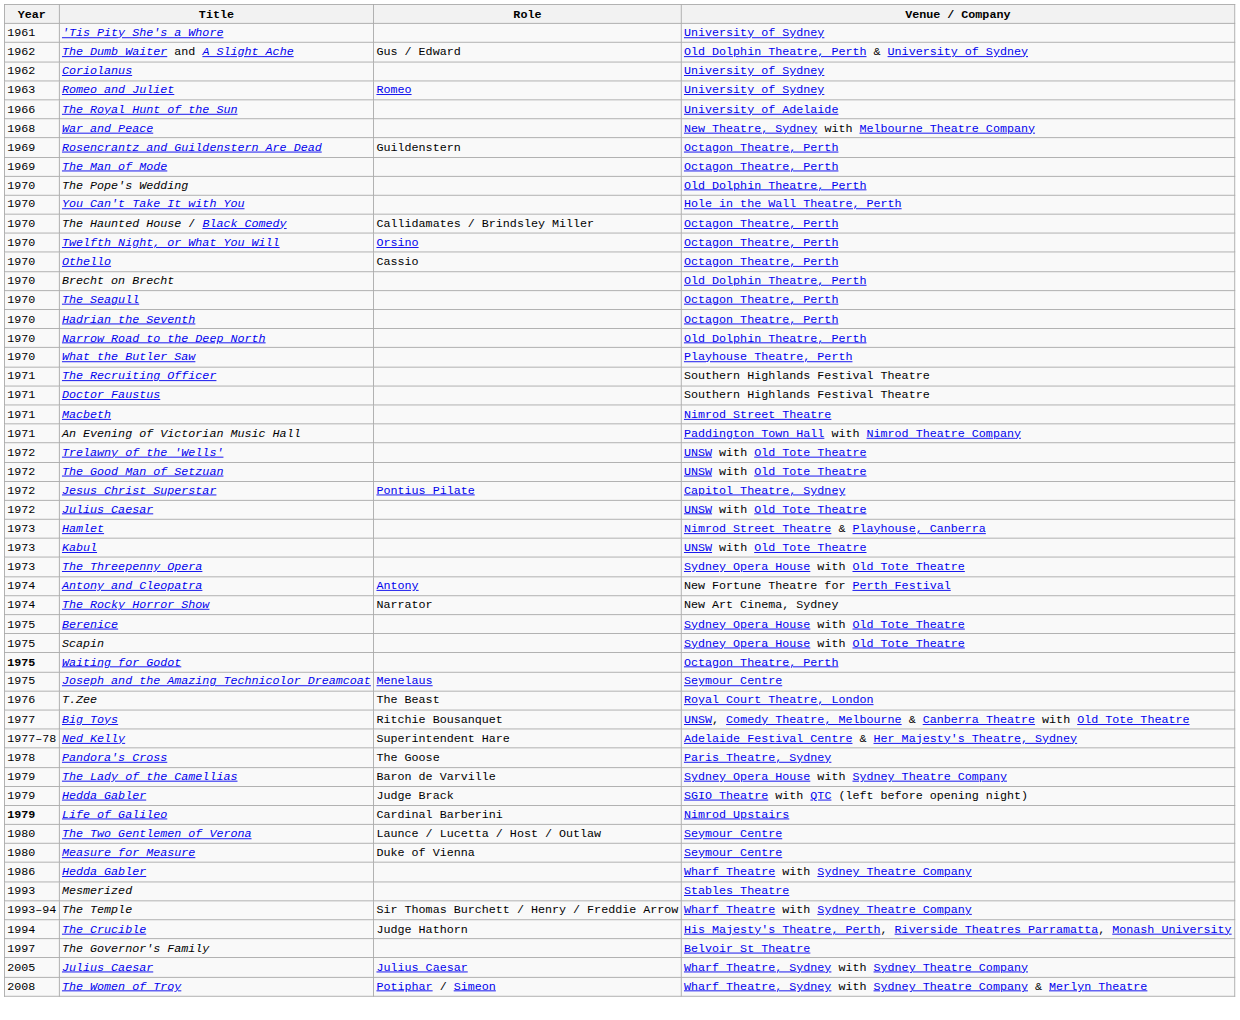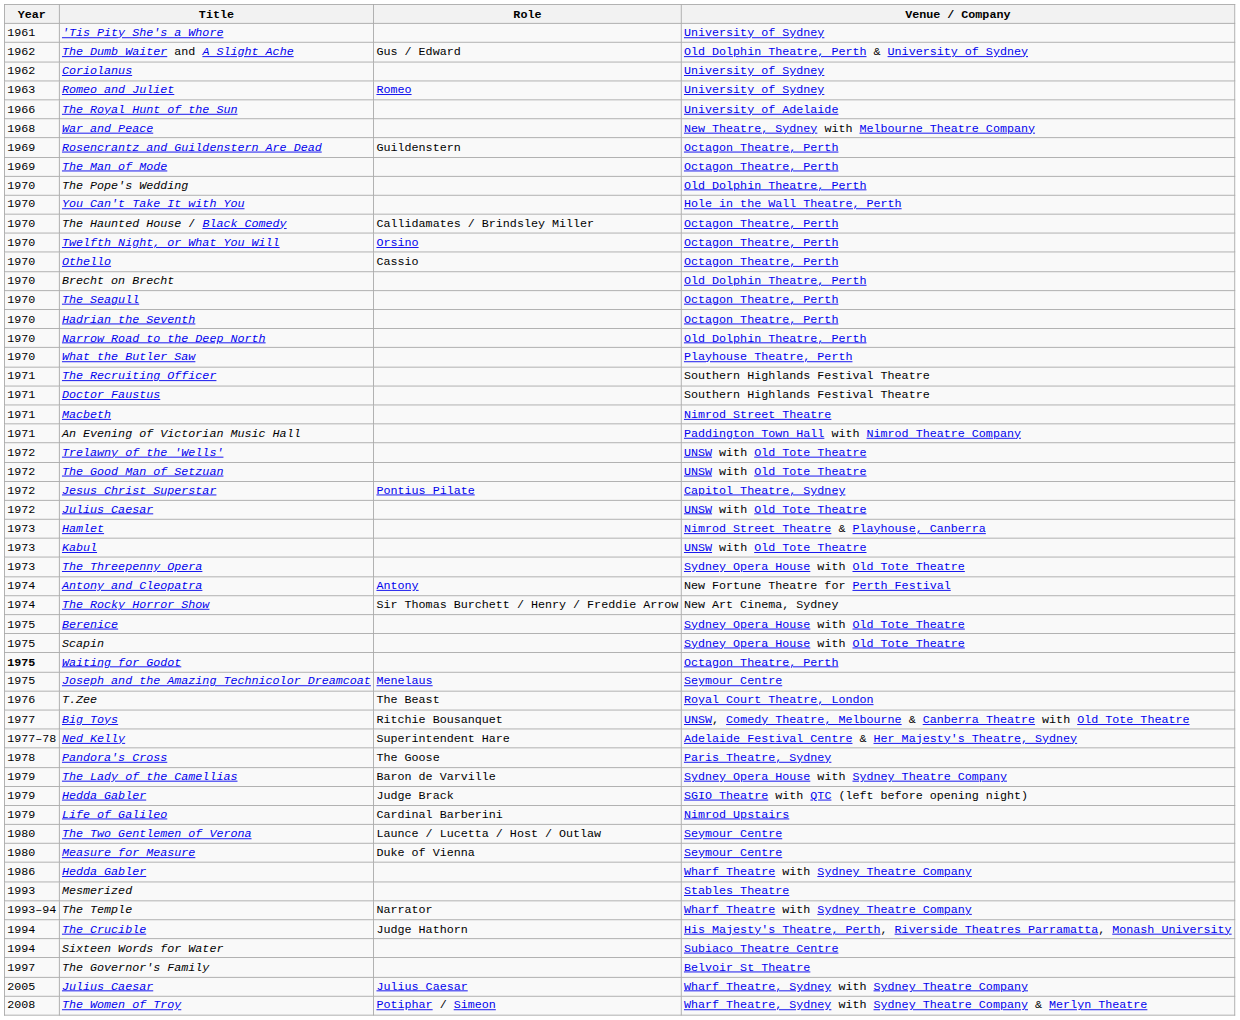(405, 605) Narrator -> (527, 605) Sir Thomas Burchett / Henry / Freddie Arrow
(21, 815) bold -> (21, 815) normal
(527, 910) Sir Thomas Burchett / Henry / Freddie Arrow -> (405, 910) Narrator
+ row: (143, 948)
